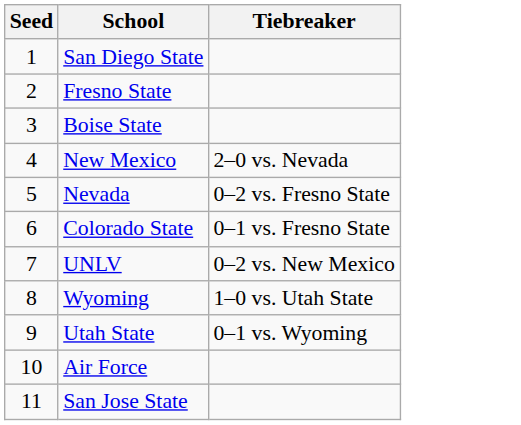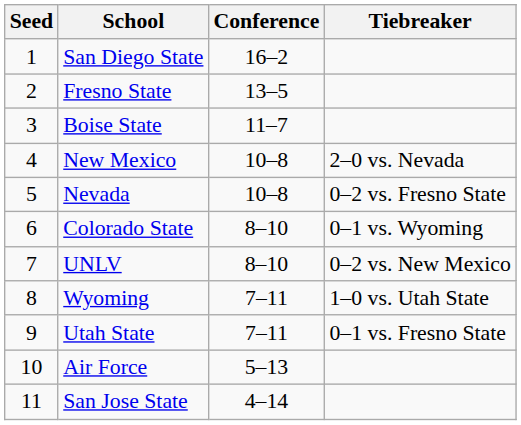+ column: (266, 21)
(302, 228) 0–1 vs. Fresno State -> (406, 228) 0–1 vs. Wyoming
(290, 332) 0–1 vs. Wyoming -> (418, 332) 0–1 vs. Fresno State
